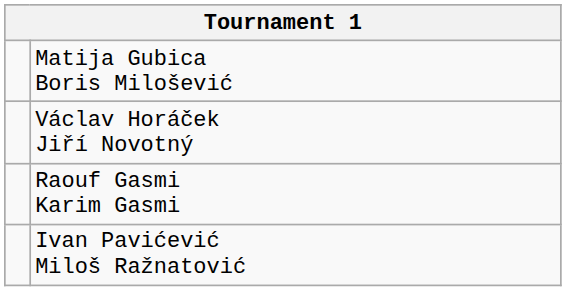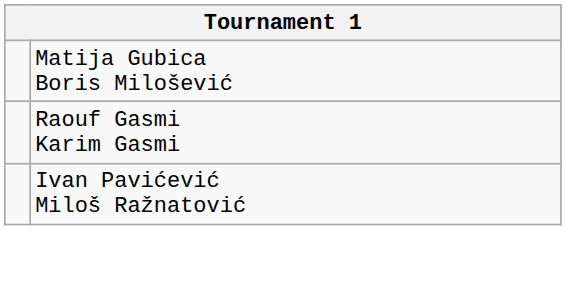- row: (127, 132)
